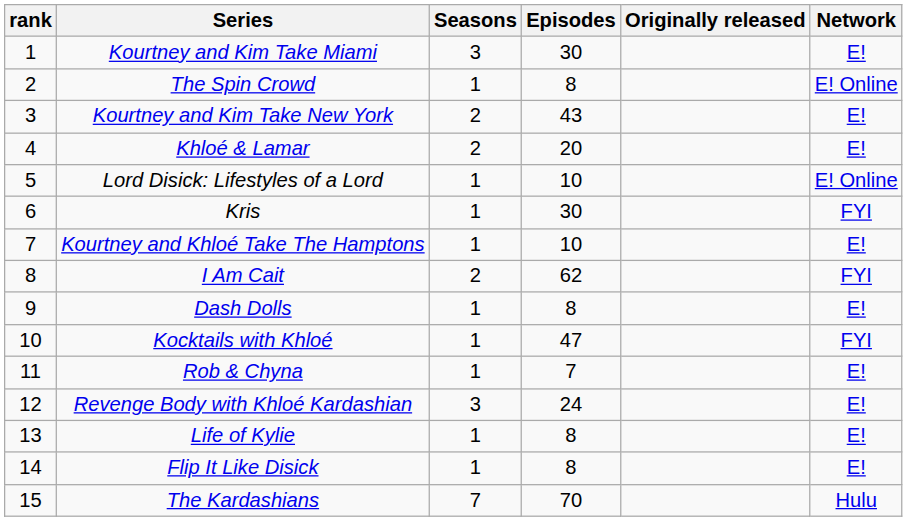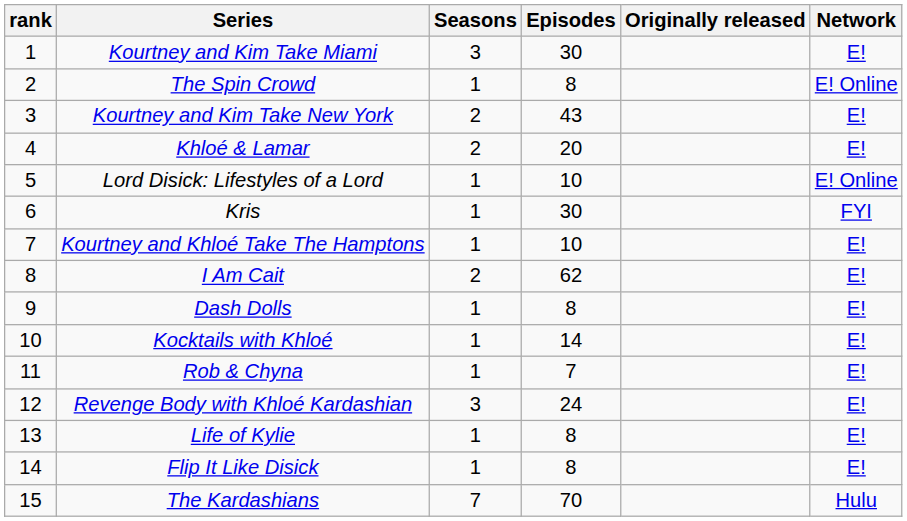(856, 276) FYI -> (856, 276) E!
(571, 340) 47 -> (571, 340) 14
(856, 340) FYI -> (856, 340) E!
